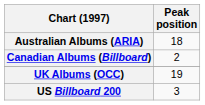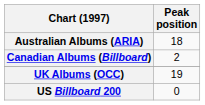(177, 91) 3 -> (177, 91) 0
